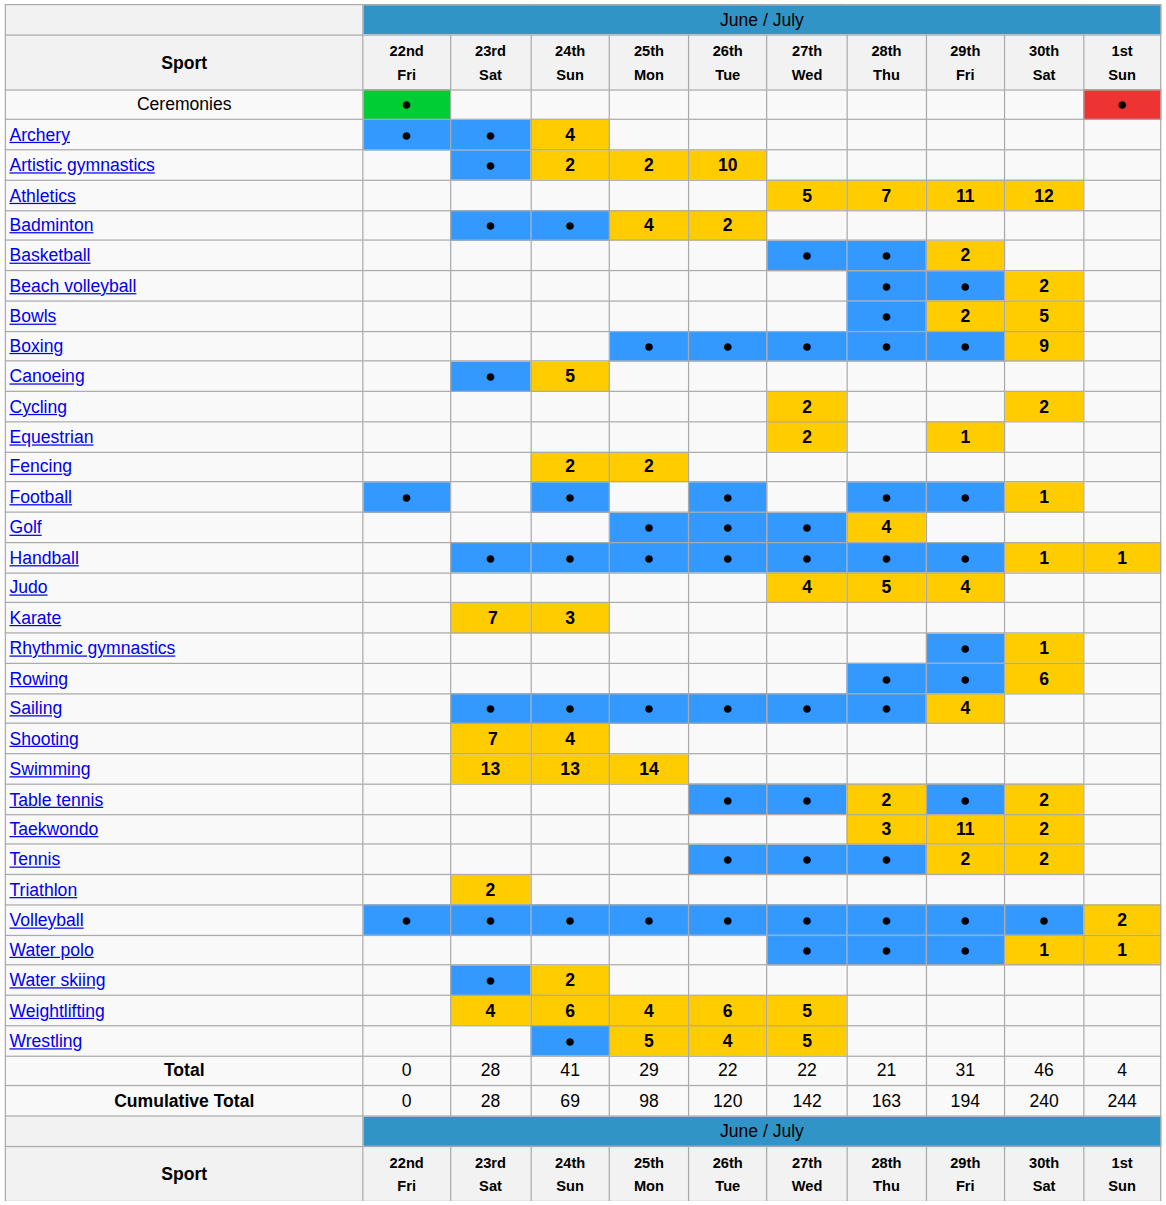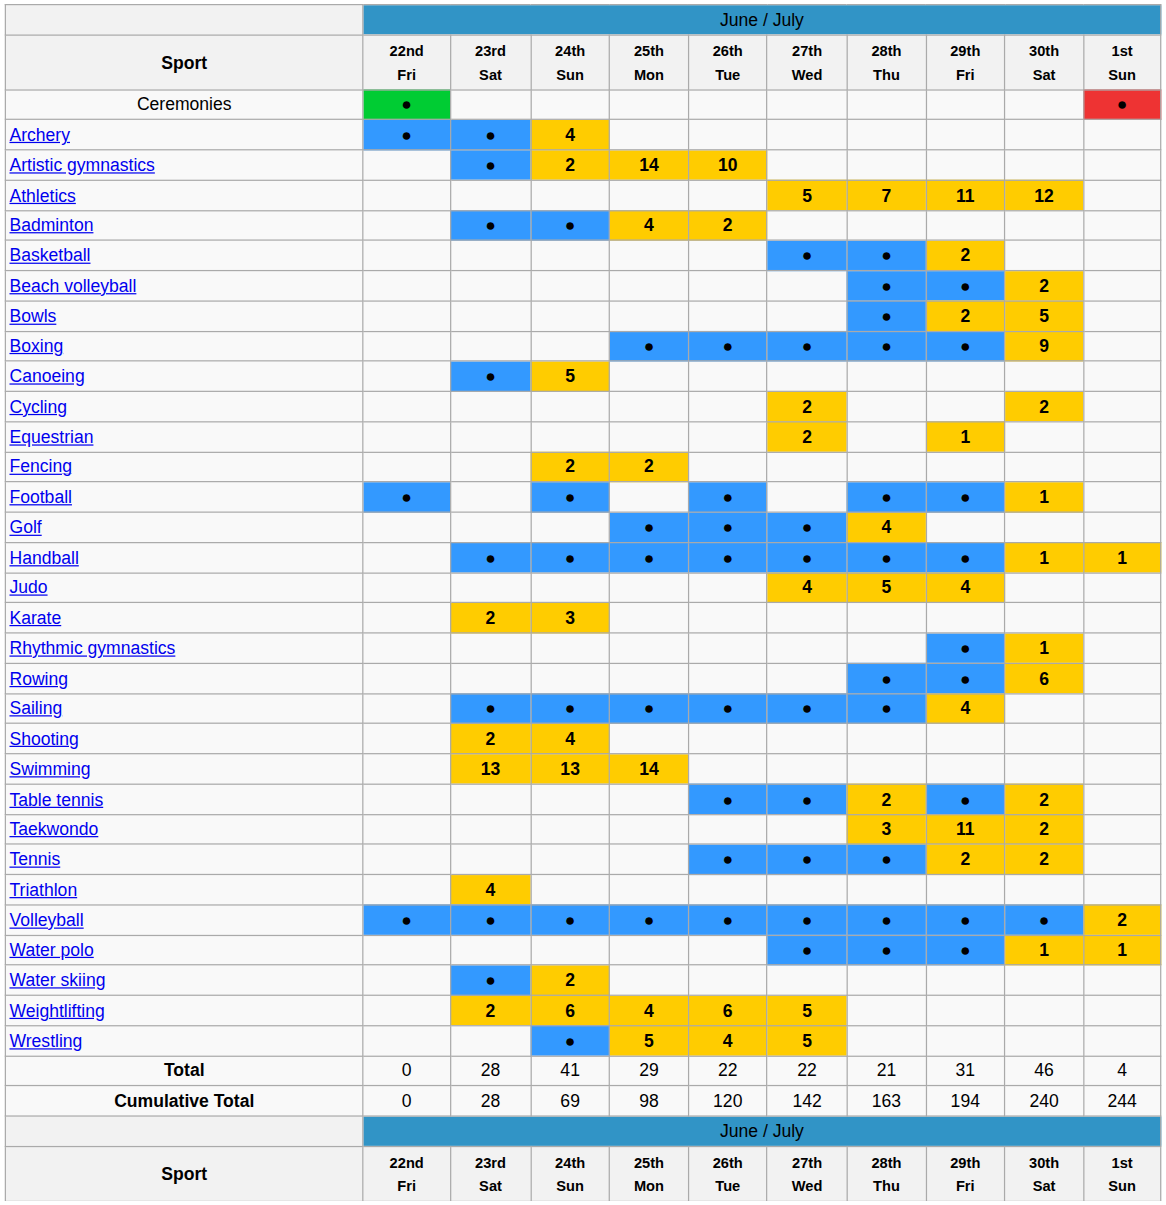(649, 165) 2 -> (649, 165) 14
(491, 618) 7 -> (491, 618) 2
(491, 739) 7 -> (491, 739) 2
(491, 890) 2 -> (491, 890) 4
(491, 1010) 4 -> (491, 1010) 2
